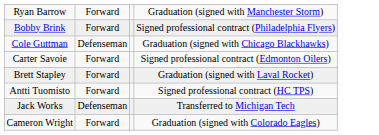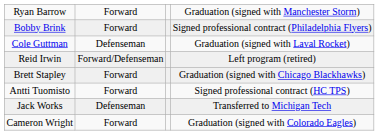(236, 43) Graduation (signed with Chicago Blackhawks) -> (272, 43) Graduation (signed with Laval Rocket)
+ row: (40, 59)
- row: (40, 59)
(236, 75) Graduation (signed with Laval Rocket) -> (272, 75) Graduation (signed with Chicago Blackhawks)
